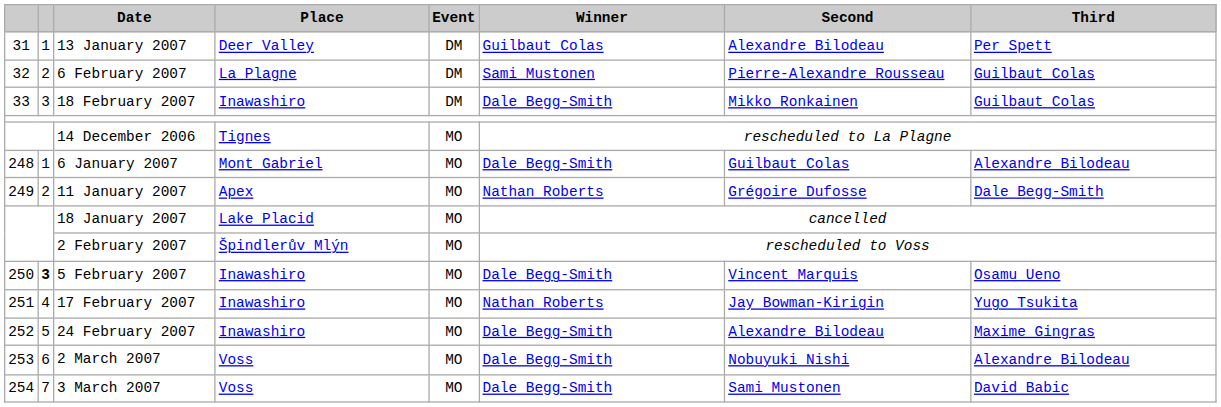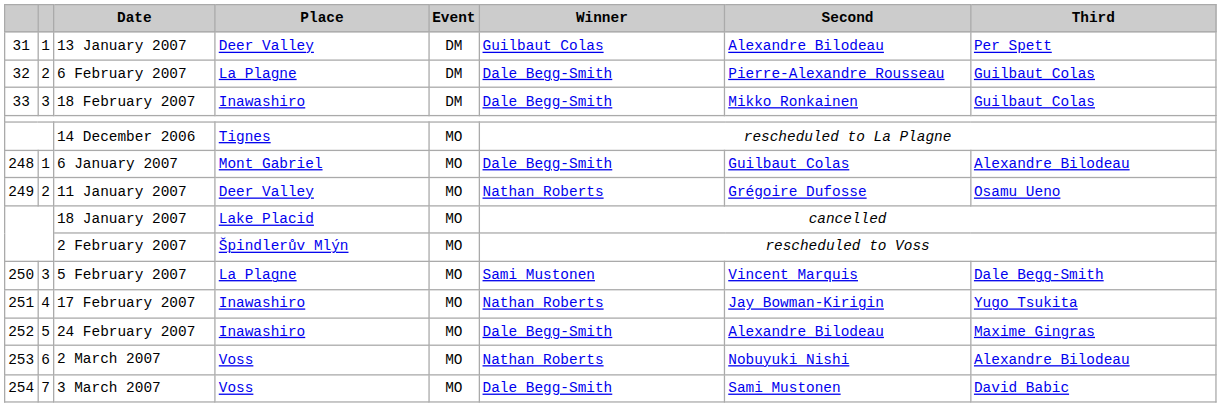(539, 74) Sami Mustonen -> (547, 74) Dale Begg-Smith
(236, 192) Apex -> (266, 192) Deer Valley
(1039, 192) Dale Begg-Smith -> (1017, 192) Osamu Ueno
(46, 276) bold -> (46, 276) normal
(262, 276) Inawashiro -> (258, 276) La Plagne
(547, 276) Dale Begg-Smith -> (539, 276) Sami Mustonen
(1017, 276) Osamu Ueno -> (1039, 276) Dale Begg-Smith
(547, 360) Dale Begg-Smith -> (543, 360) Nathan Roberts
